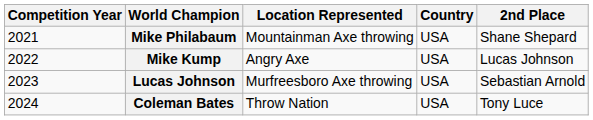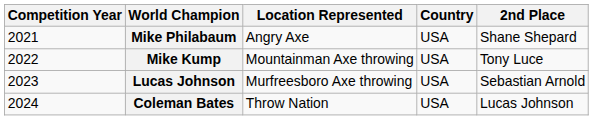(330, 37) Mountainman Axe throwing -> (278, 37) Angry Axe
(278, 59) Angry Axe -> (330, 59) Mountainman Axe throwing
(527, 59) Lucas Johnson -> (512, 59) Tony Luce
(512, 103) Tony Luce -> (527, 103) Lucas Johnson
